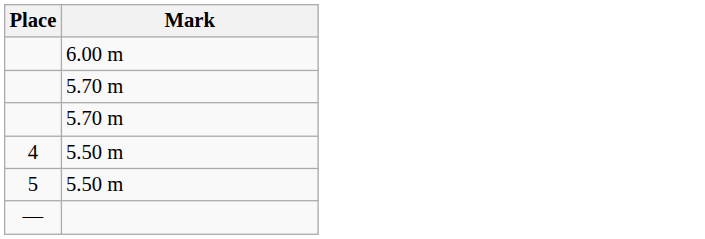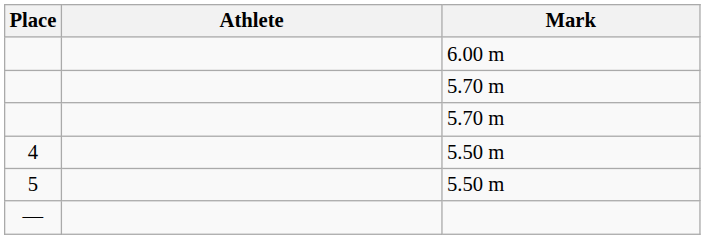+ column: (252, 20)
